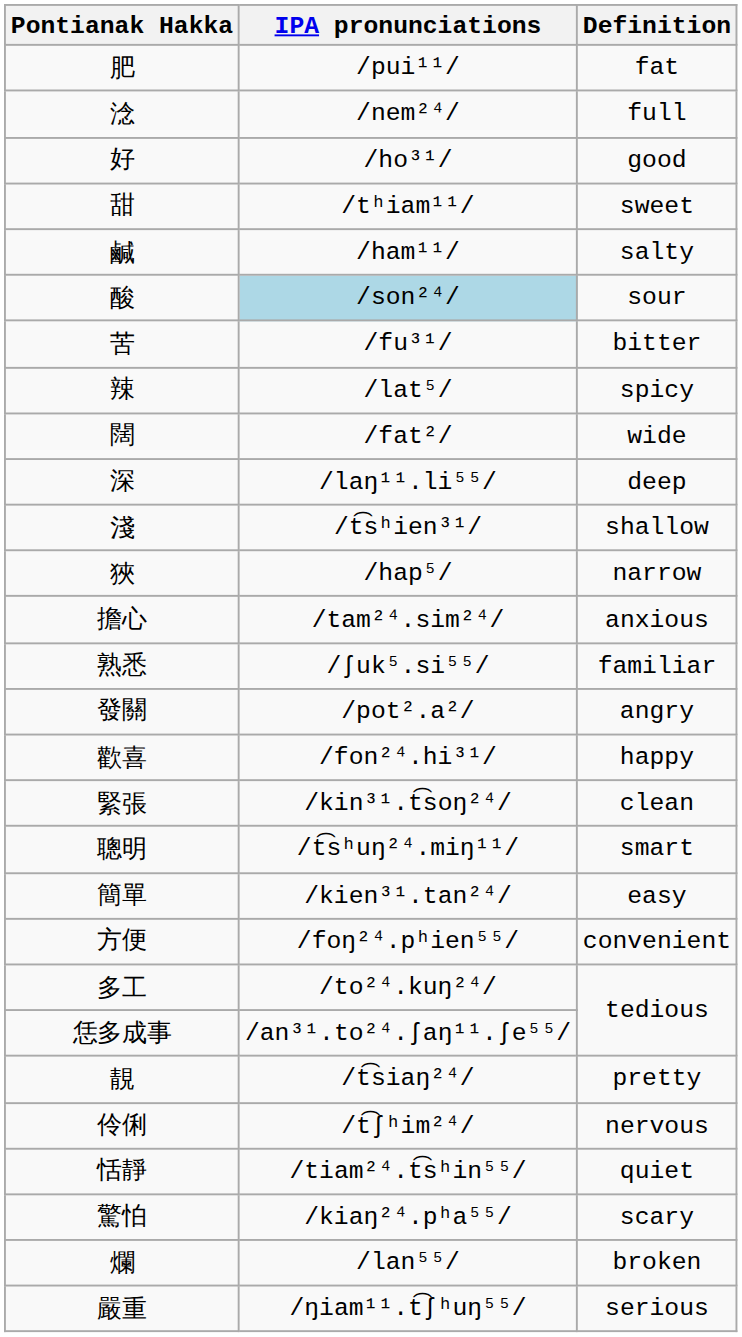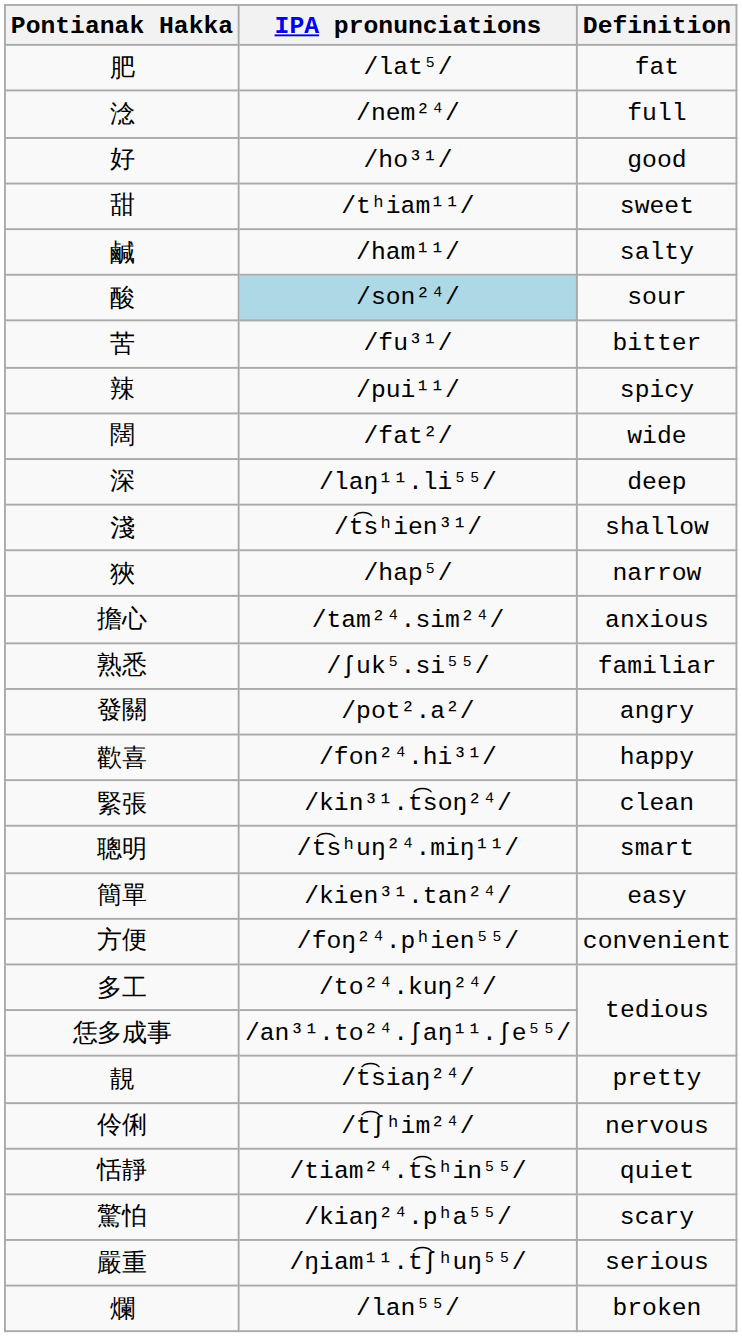(408, 68) /pui¹¹/ -> (408, 68) /lat⁵/
(408, 390) /lat⁵/ -> (408, 390) /pui¹¹/
rows swapped: (122, 1264) <-> (122, 1310)
